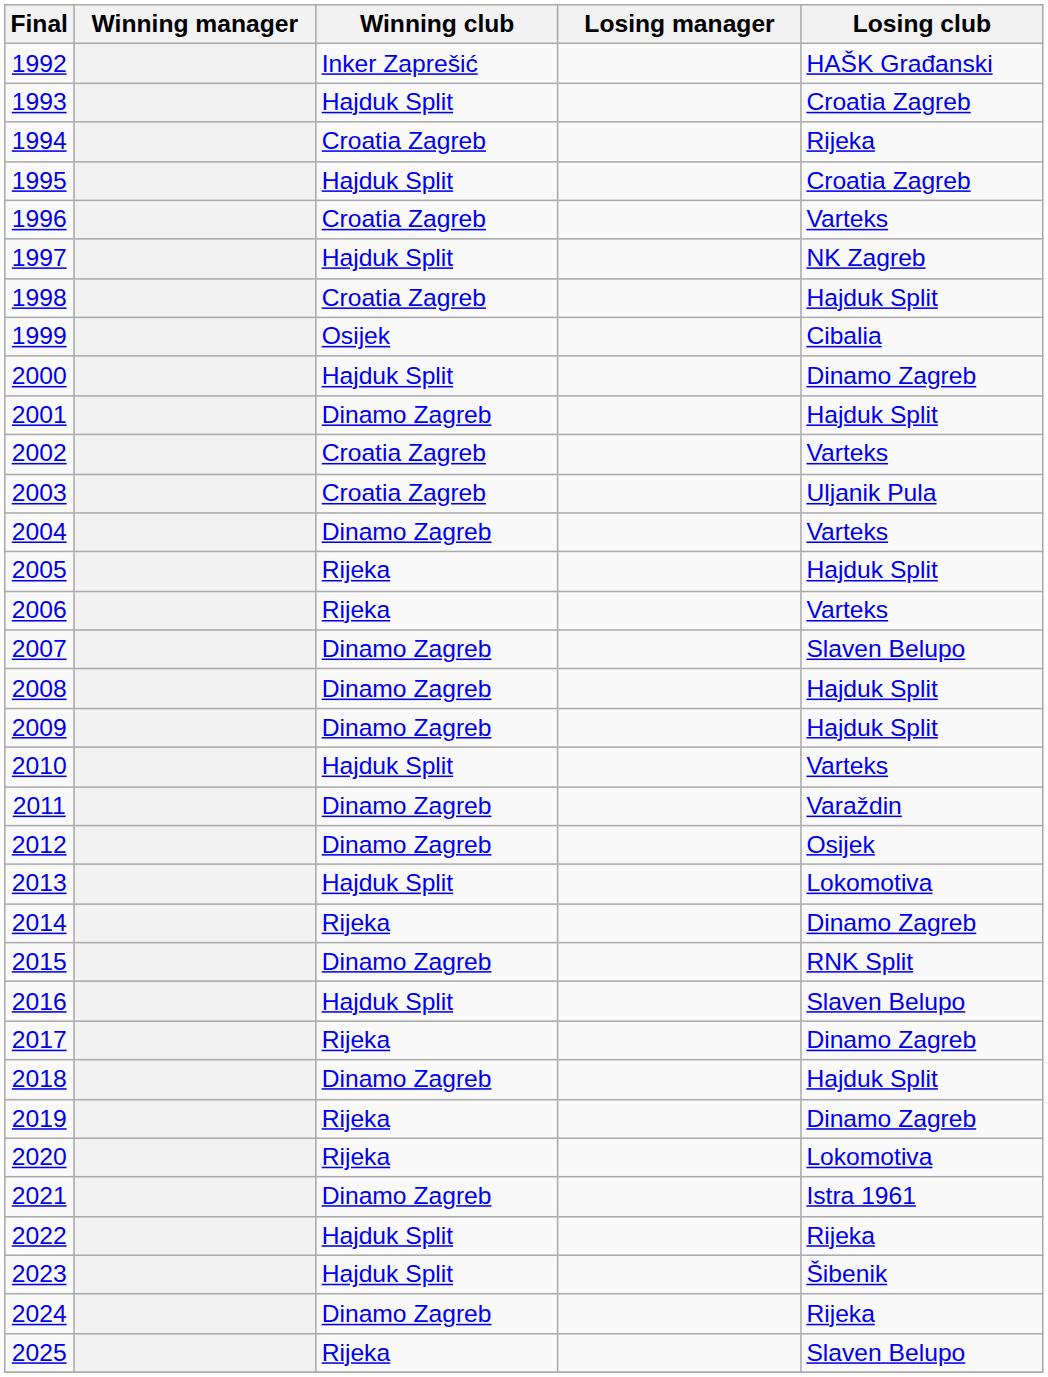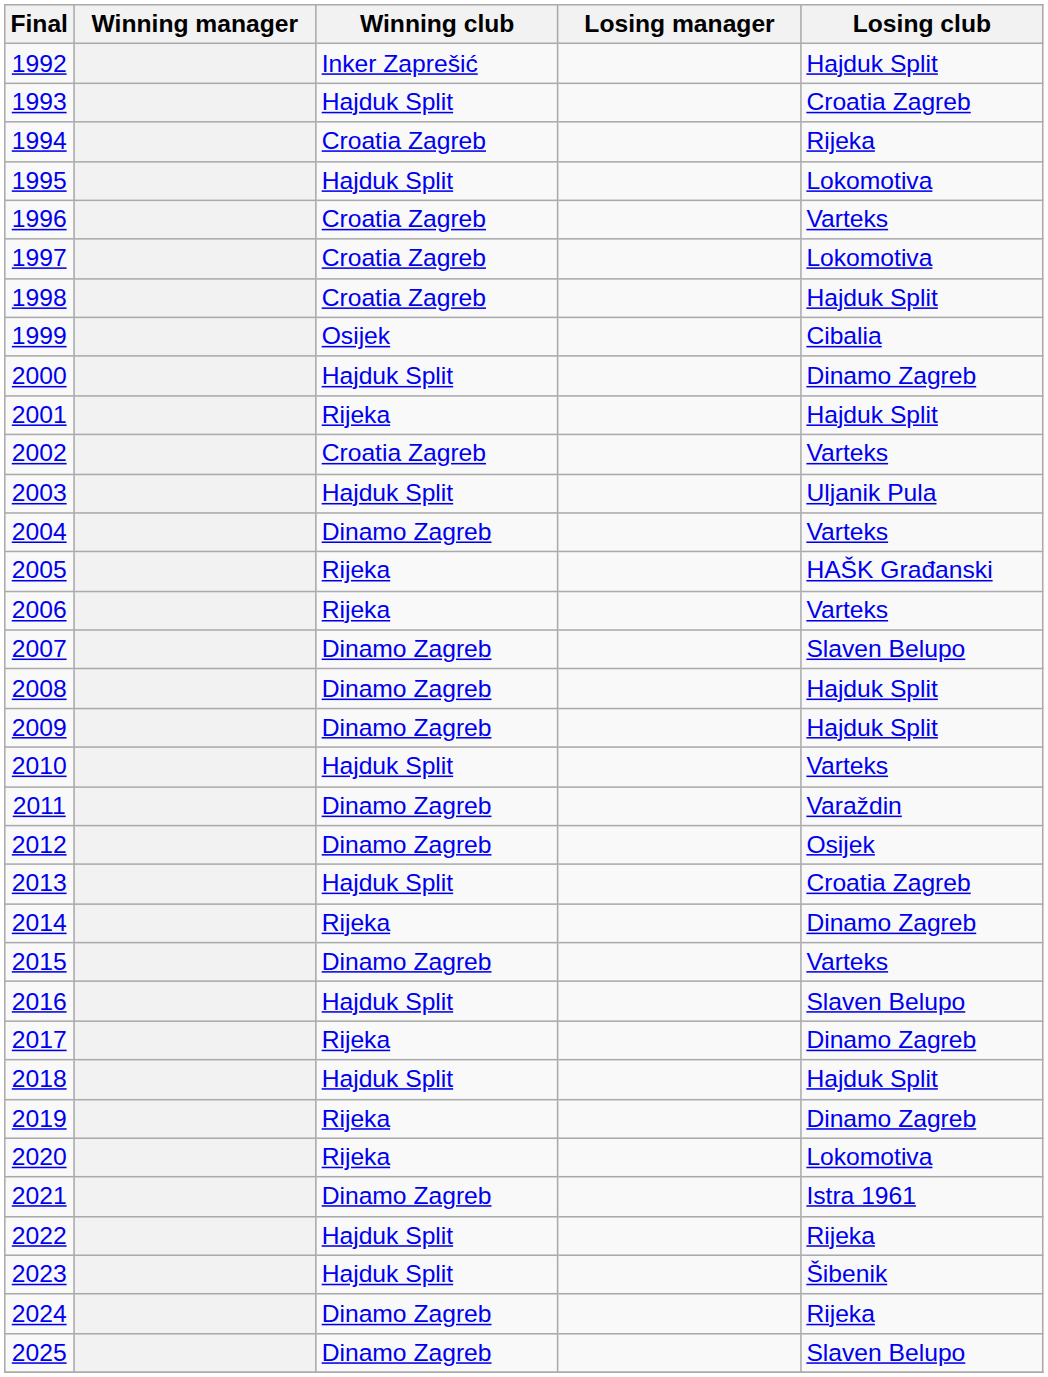(900, 63) HAŠK Građanski -> (872, 63) Hajduk Split
(889, 180) Croatia Zagreb -> (869, 180) Lokomotiva
(387, 258) Hajduk Split -> (404, 258) Croatia Zagreb
(866, 258) NK Zagreb -> (869, 258) Lokomotiva
(407, 414) Dinamo Zagreb -> (356, 414) Rijeka
(404, 492) Croatia Zagreb -> (387, 492) Hajduk Split
(872, 571) Hajduk Split -> (900, 571) HAŠK Građanski
(869, 883) Lokomotiva -> (889, 883) Croatia Zagreb
(860, 961) RNK Split -> (847, 961) Varteks
(407, 1079) Dinamo Zagreb -> (387, 1079) Hajduk Split
(356, 1352) Rijeka -> (407, 1352) Dinamo Zagreb
